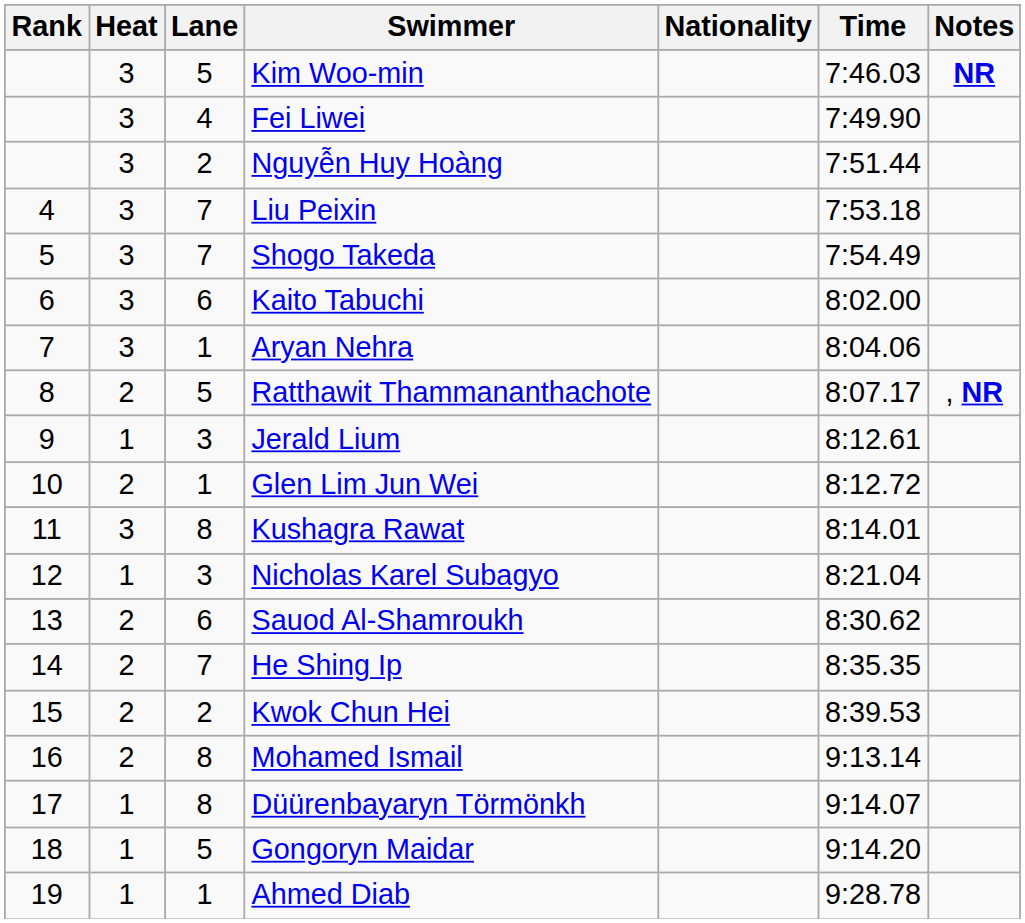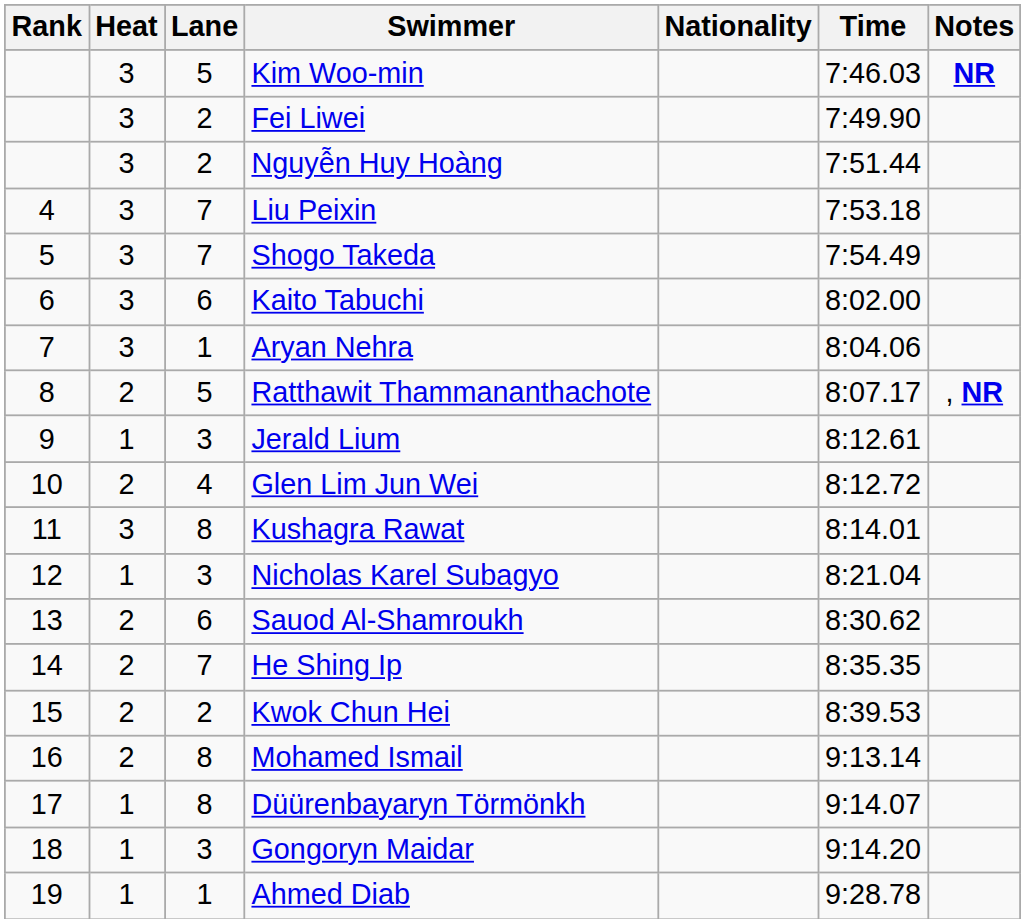(205, 118) 4 -> (205, 118) 2
(205, 484) 1 -> (205, 484) 4
(205, 849) 5 -> (205, 849) 3
